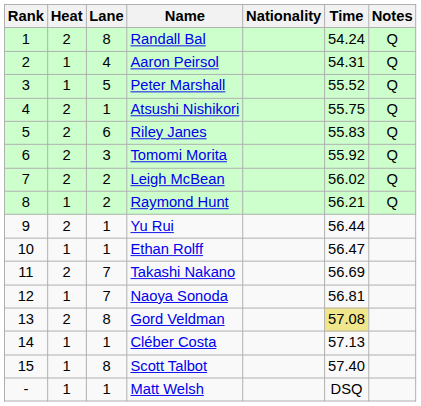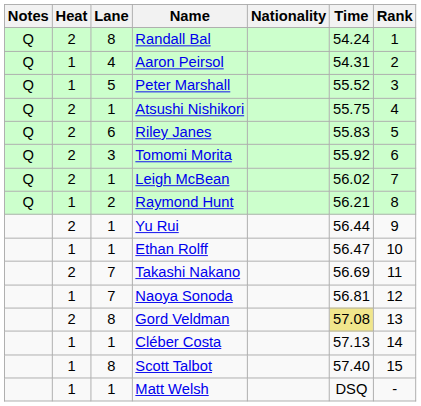columns swapped: (26, 16) <-> (392, 16)
(107, 179) 2 -> (111, 179) 1
